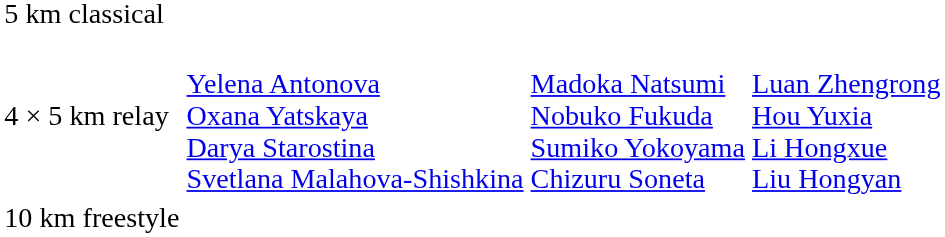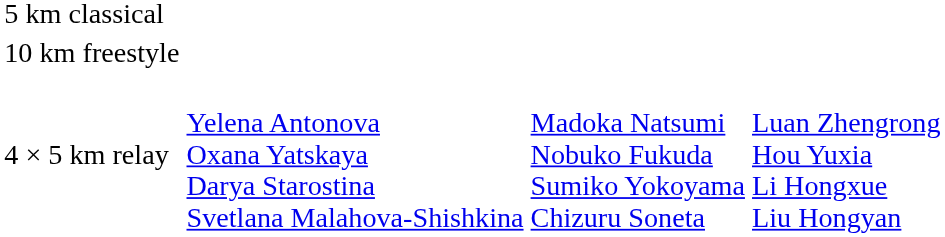rows swapped: (92, 217) <-> (87, 115)
